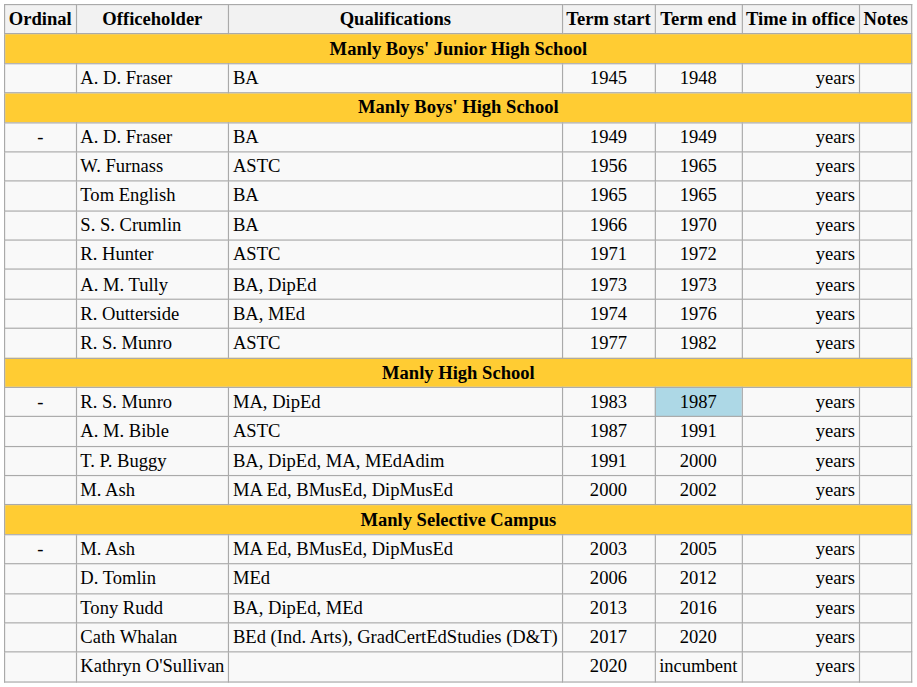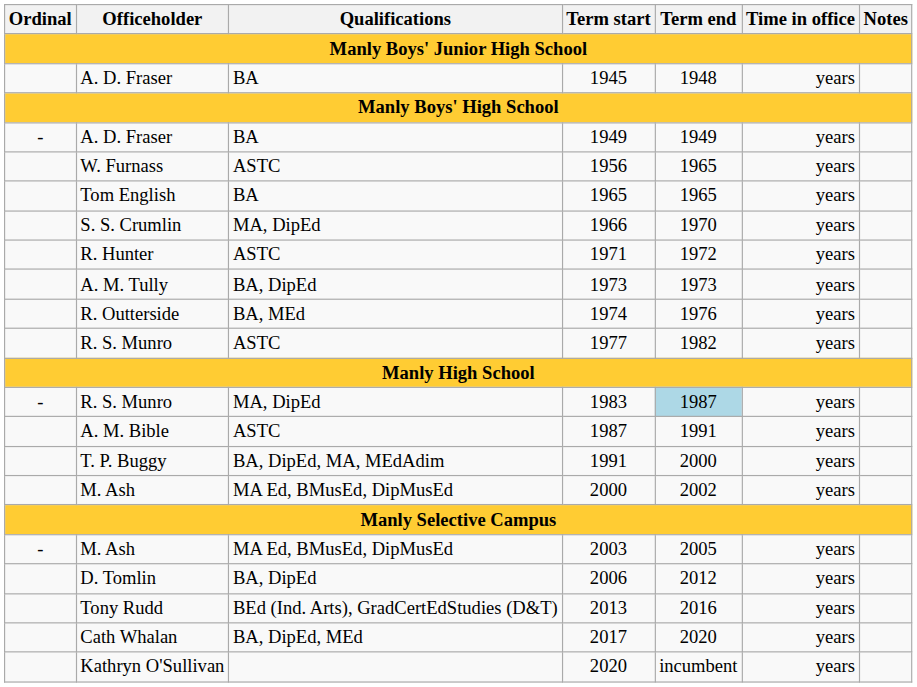(246, 225) BA -> (277, 225) MA, DipEd
(252, 578) MEd -> (275, 578) BA, DipEd
(298, 607) BA, DipEd, MEd -> (395, 607) BEd (Ind. Arts), GradCertEdStudies (D&T)
(395, 637) BEd (Ind. Arts), GradCertEdStudies (D&T) -> (298, 637) BA, DipEd, MEd
